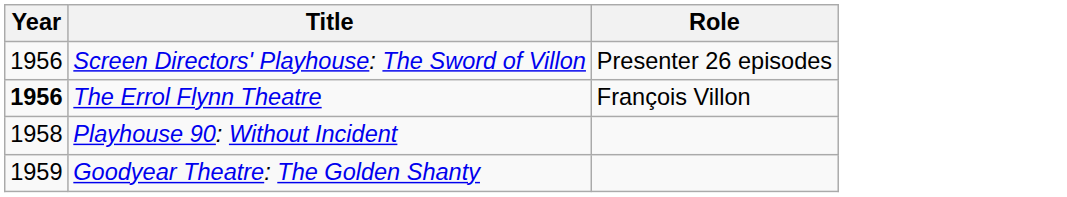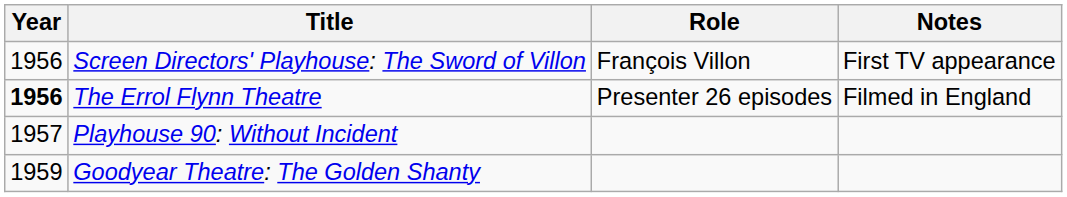+ column: (949, 23)
(714, 60) Presenter 26 episodes -> (674, 60) François Villon
(674, 97) François Villon -> (714, 97) Presenter 26 episodes
(36, 135) 1958 -> (36, 135) 1957
